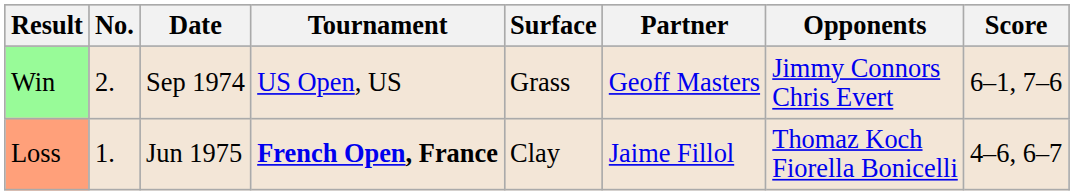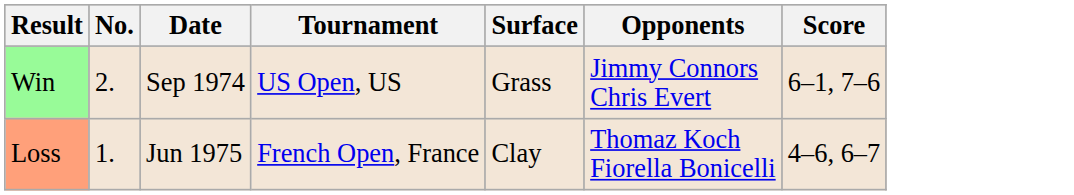- column: (684, 25)
(378, 153) bold -> (368, 153) normal
